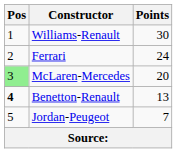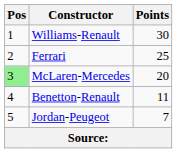(163, 56) 24 -> (163, 56) 25
(10, 97) bold -> (10, 97) normal
(163, 97) 13 -> (163, 97) 11
